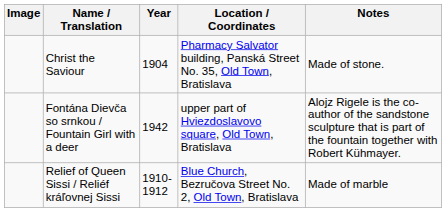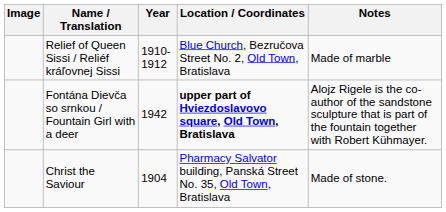rows swapped: (70, 64) <-> (86, 185)
(227, 127) normal -> (229, 114) bold
